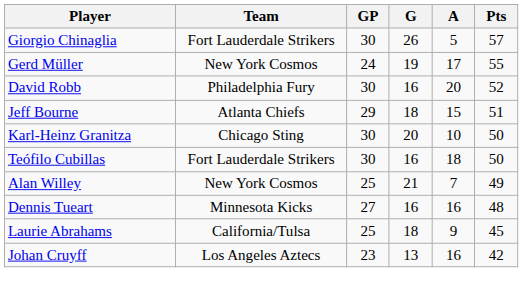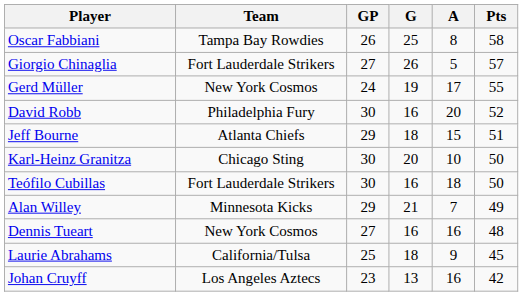+ row: (54, 40)
(368, 40) 30 -> (368, 64) 27
(261, 183) New York Cosmos -> (261, 207) Minnesota Kicks
(368, 183) 25 -> (368, 207) 29
(261, 207) Minnesota Kicks -> (261, 231) New York Cosmos
